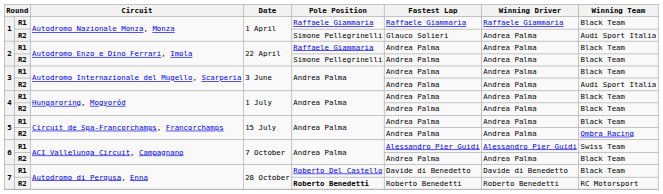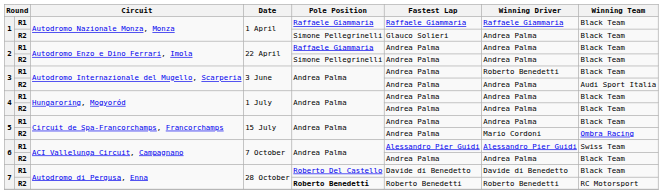(618, 35) Audi Sport Italia -> (603, 35) Black Team
(510, 72) Andrea Palma -> (521, 72) Roberto Benedetti
(510, 134) Andrea Palma -> (512, 134) Mario Cordoni
